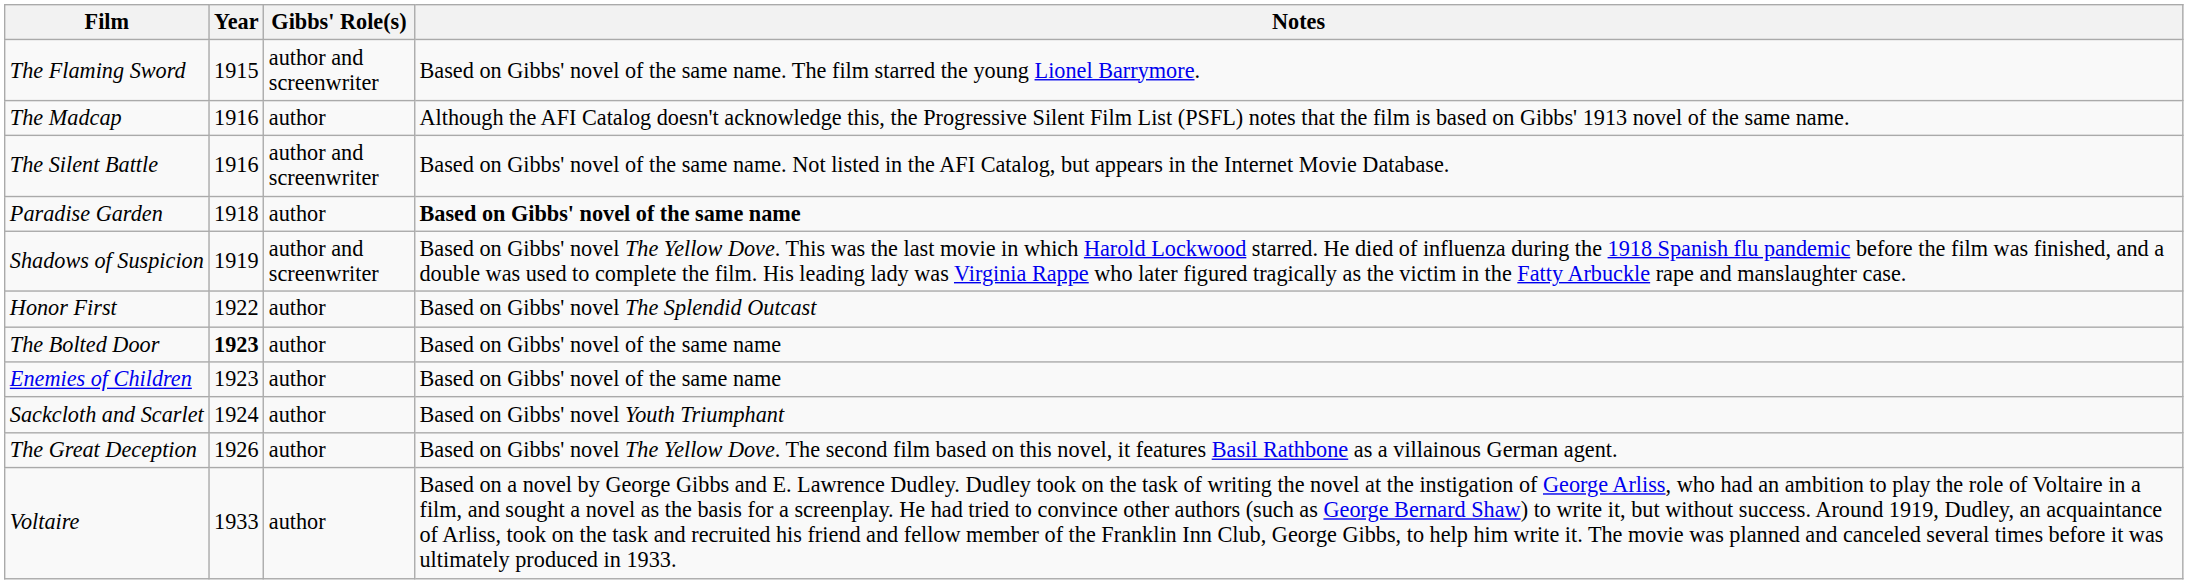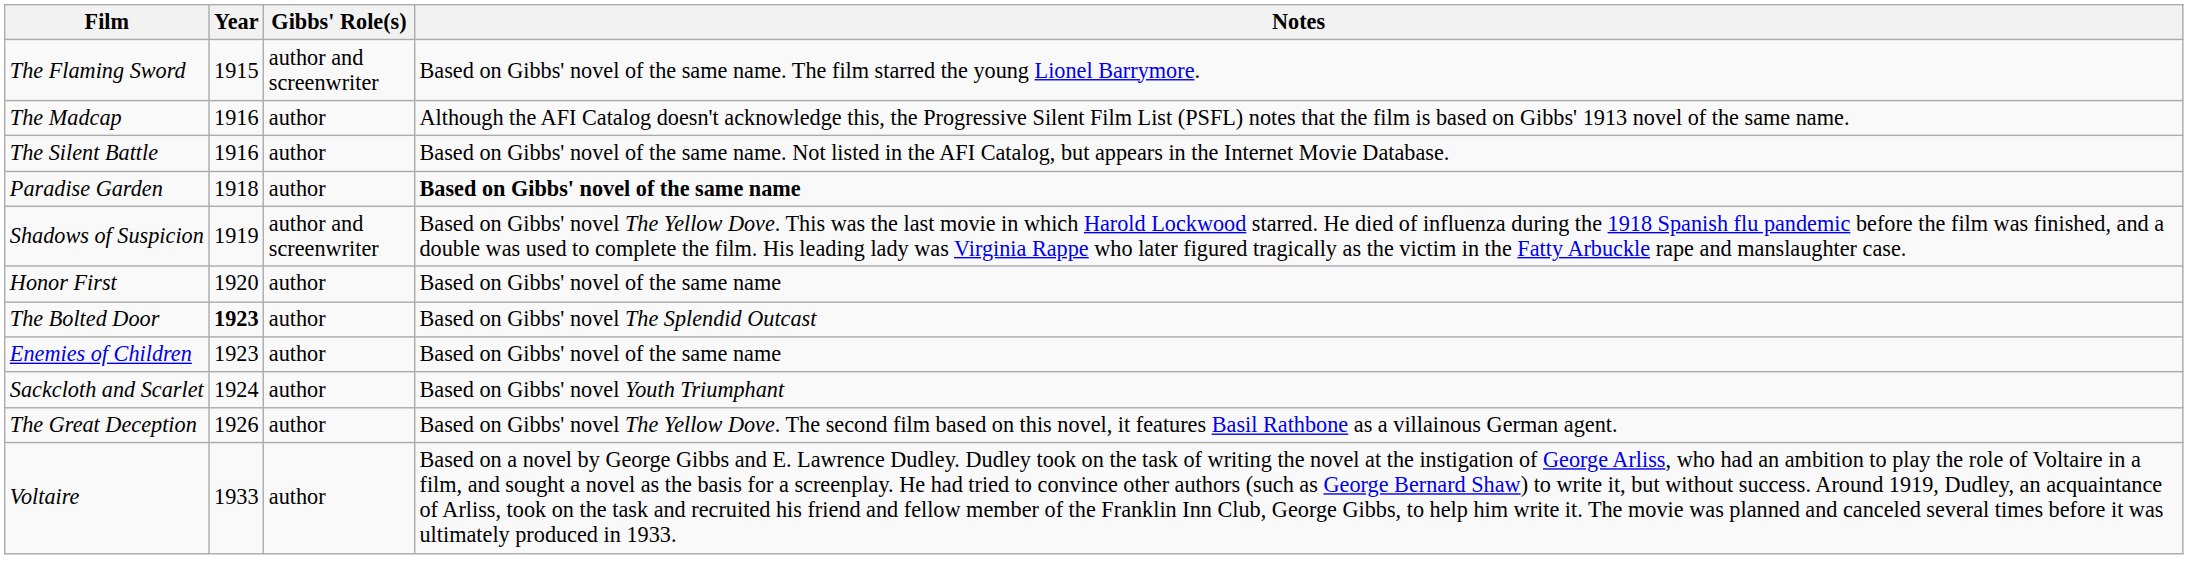(324, 165) author and screenwriter -> (297, 152) author
(236, 308) 1922 -> (236, 283) 1920
(618, 308) Based on Gibbs' novel The Splendid Outcast -> (600, 283) Based on Gibbs' novel of the same name
(600, 344) Based on Gibbs' novel of the same name -> (618, 319) Based on Gibbs' novel The Splendid Outcast
